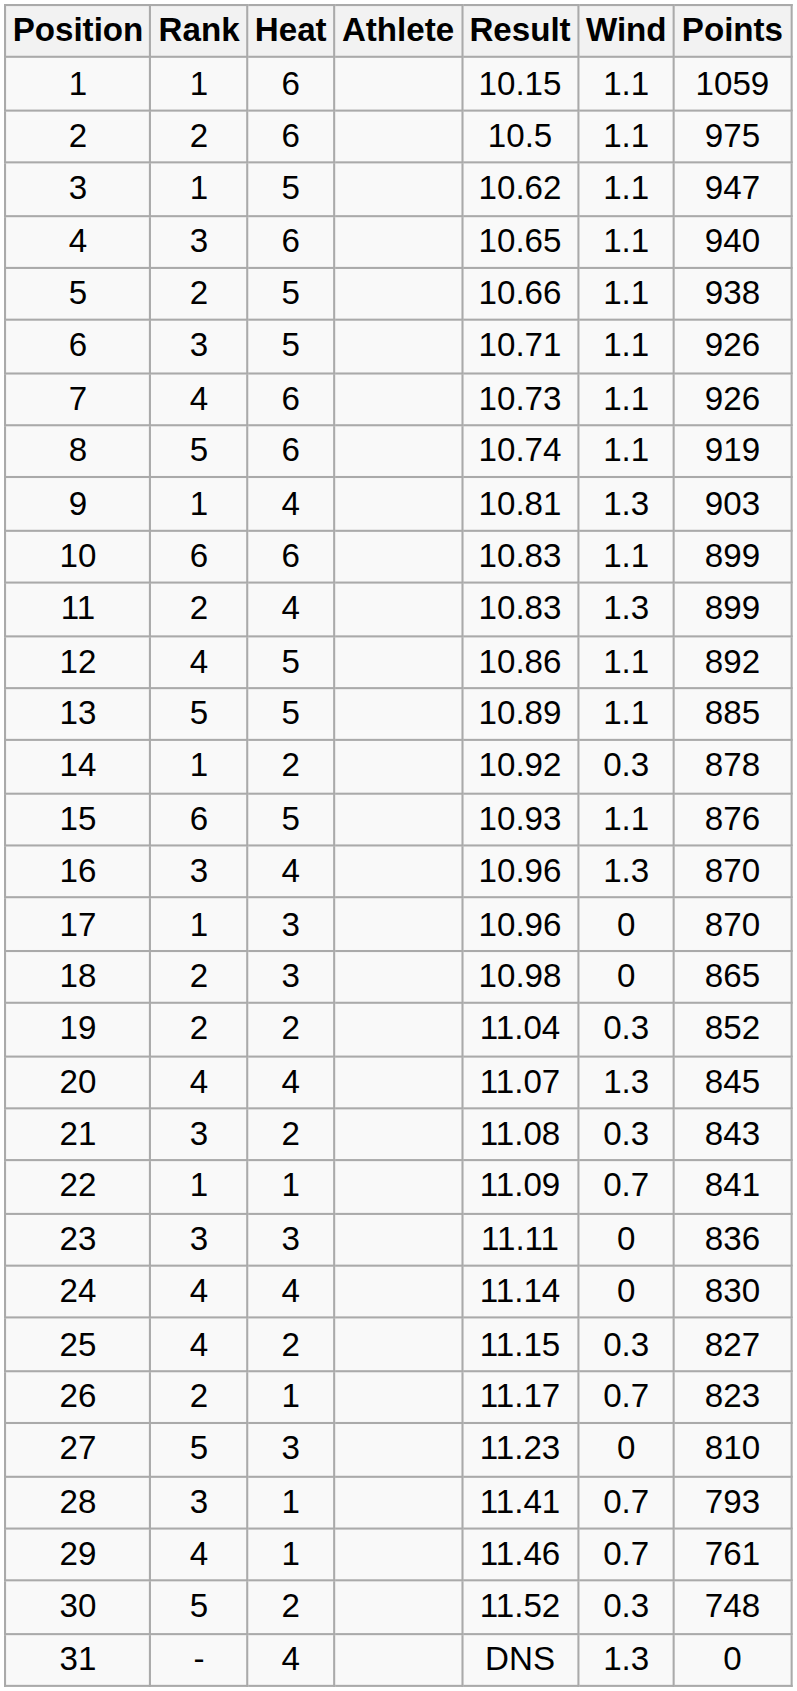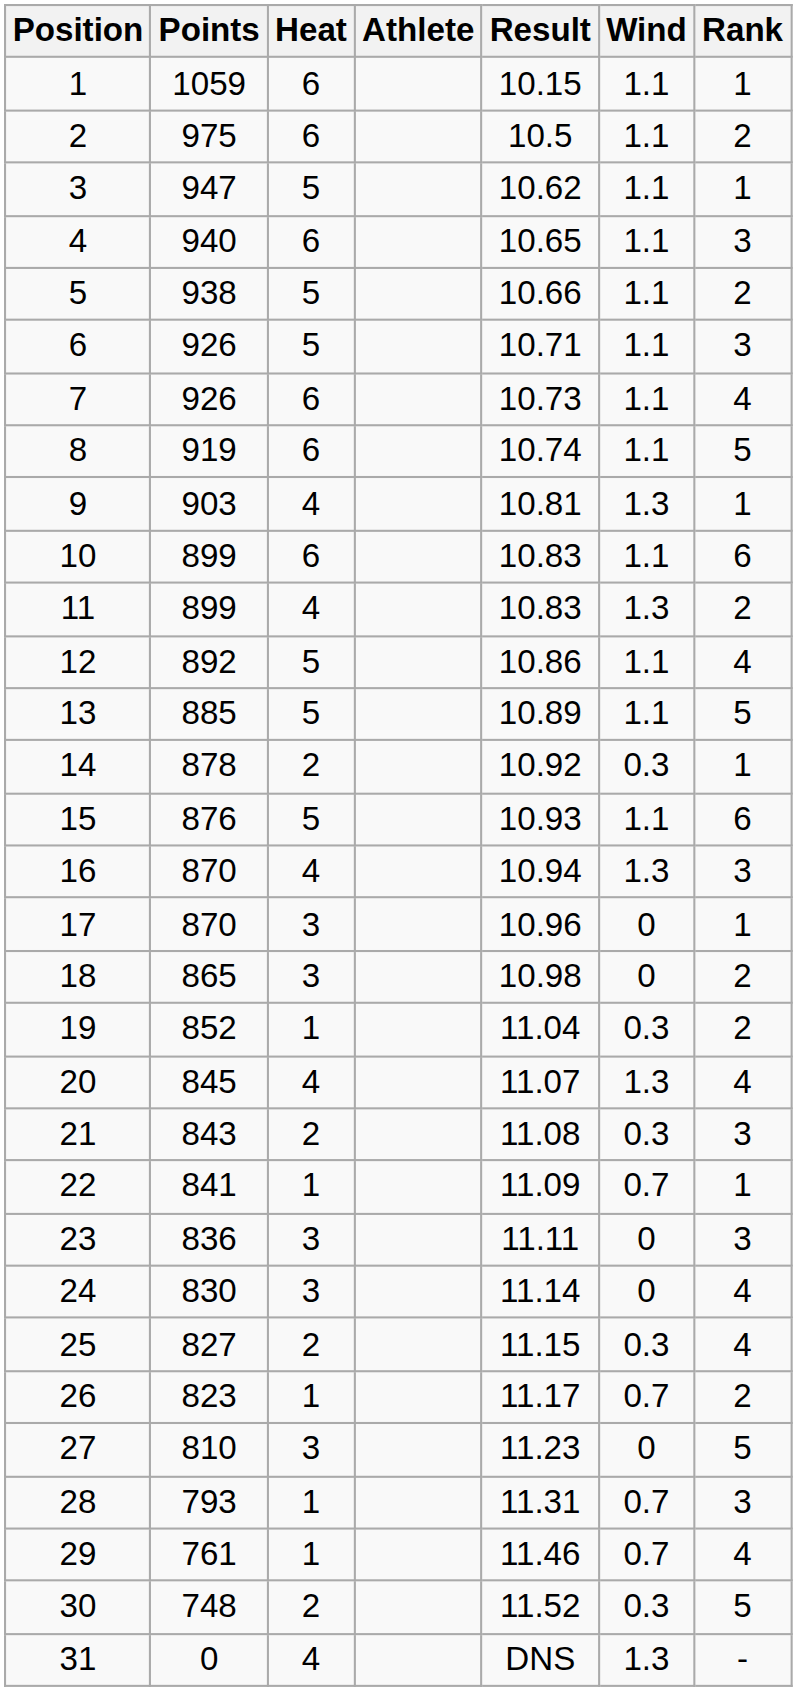columns swapped: (199, 30) <-> (732, 30)
(520, 871) 10.96 -> (540, 871) 10.94
(291, 1028) 2 -> (311, 1028) 1
(291, 1291) 4 -> (311, 1291) 3
(520, 1501) 11.41 -> (540, 1501) 11.31
